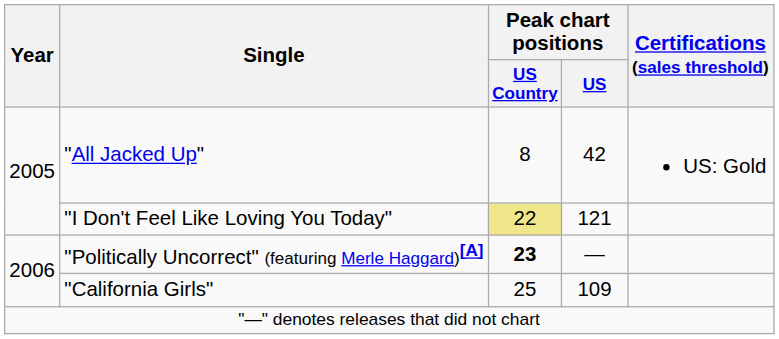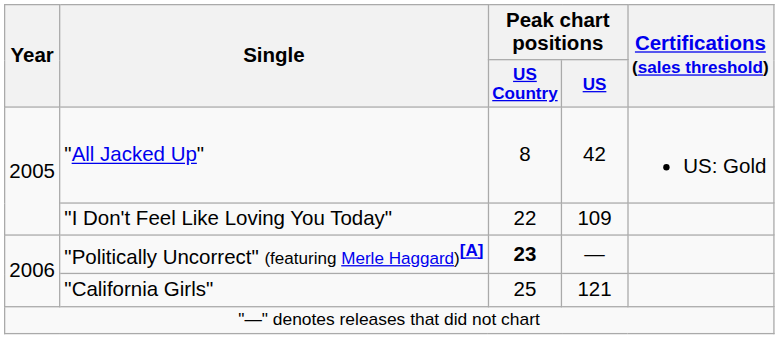(525, 219) khaki background -> (525, 219) no background
(595, 219) 121 -> (595, 219) 109
(595, 289) 109 -> (595, 289) 121
